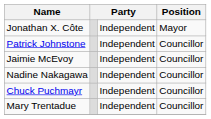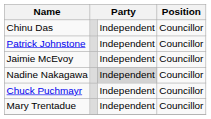- row: (45, 28)
+ row: (30, 28)
(127, 75) no background -> (127, 75) lightgrey background
